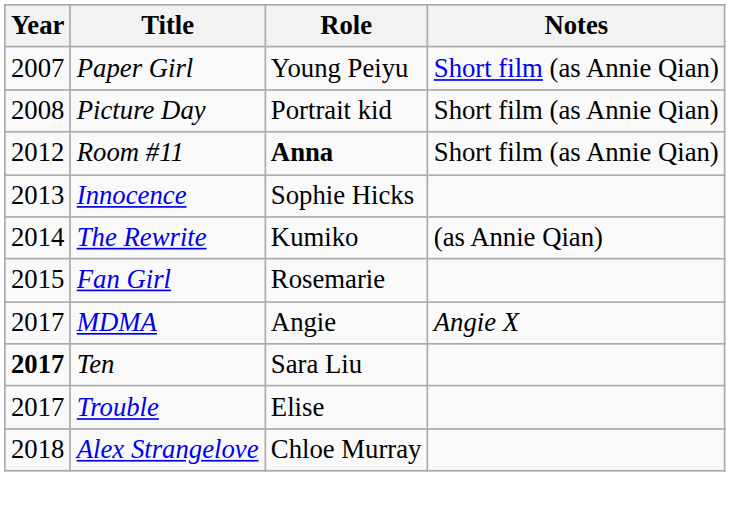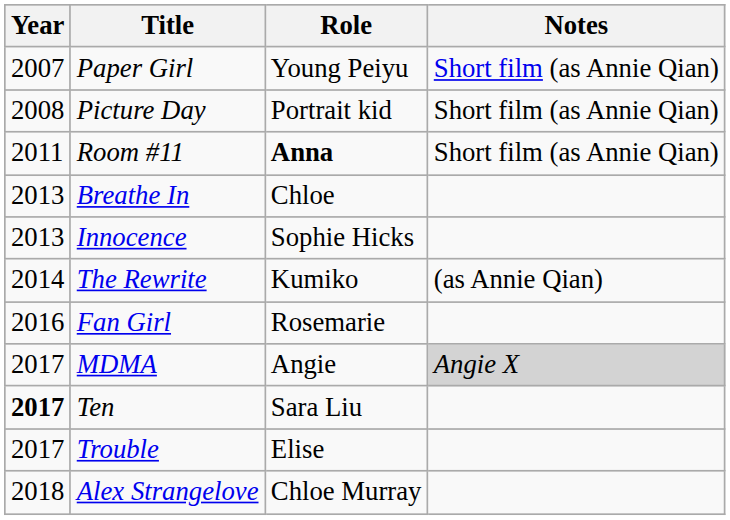(38, 152) 2012 -> (37, 152) 2011
+ row: (133, 195)
(38, 279) 2015 -> (38, 322) 2016
(476, 322) no background -> (476, 364) lightgrey background
